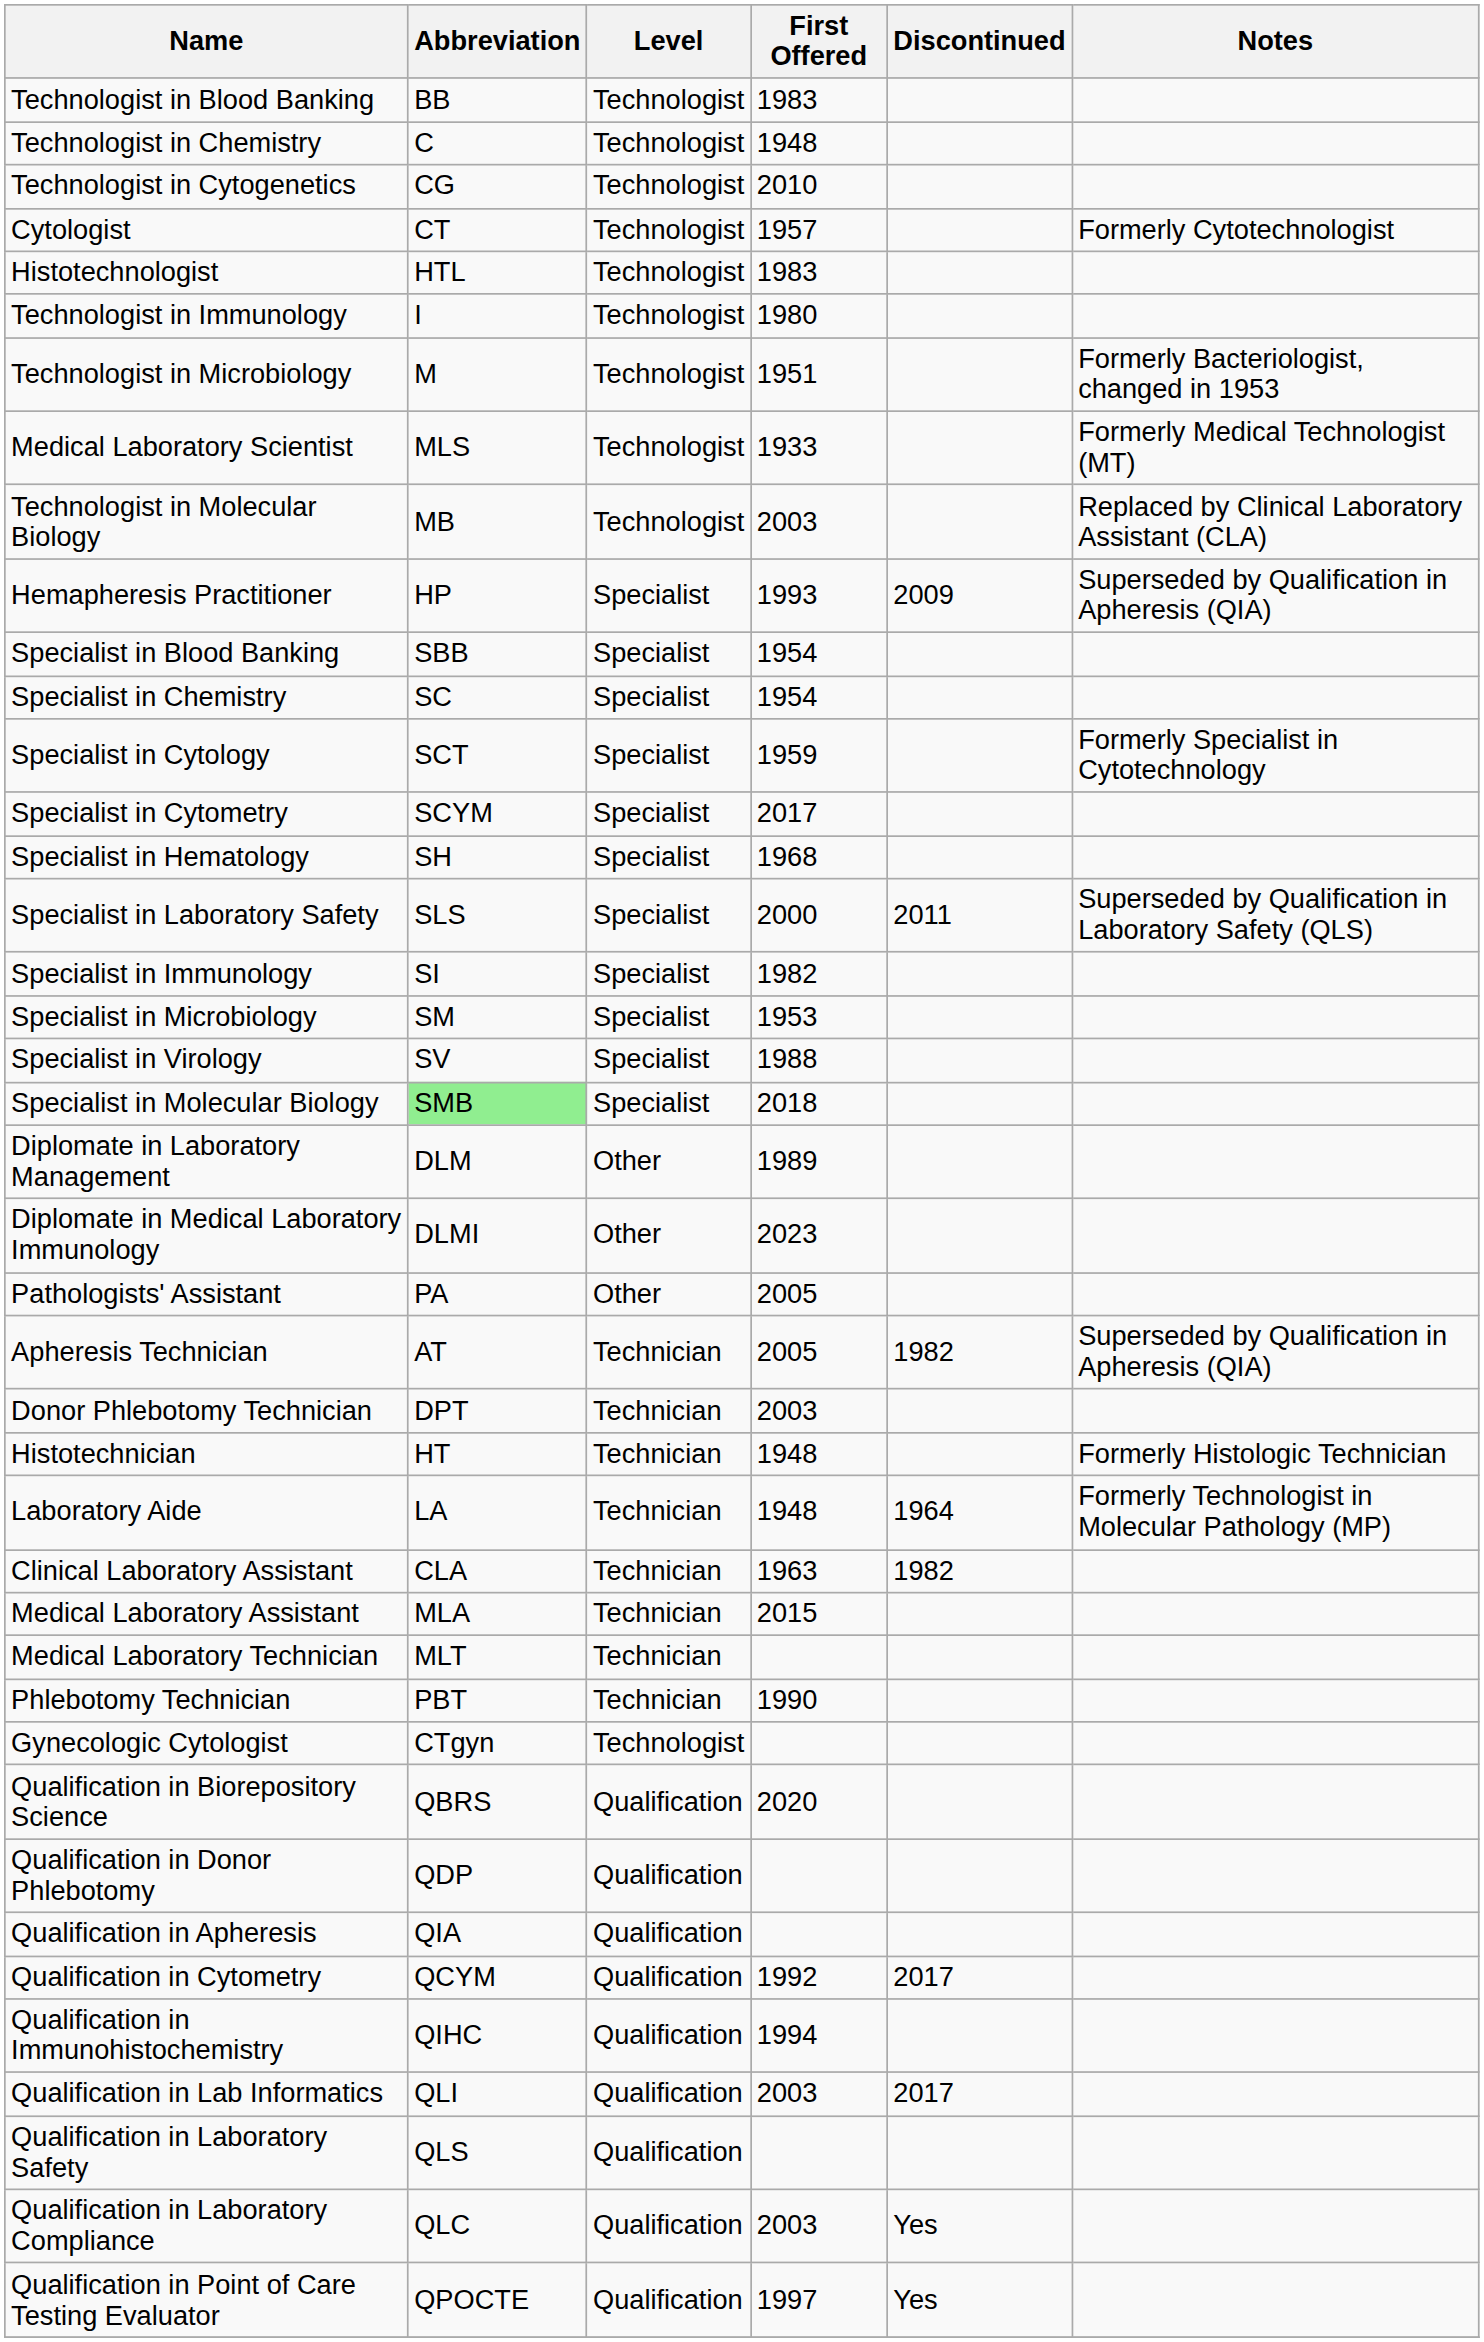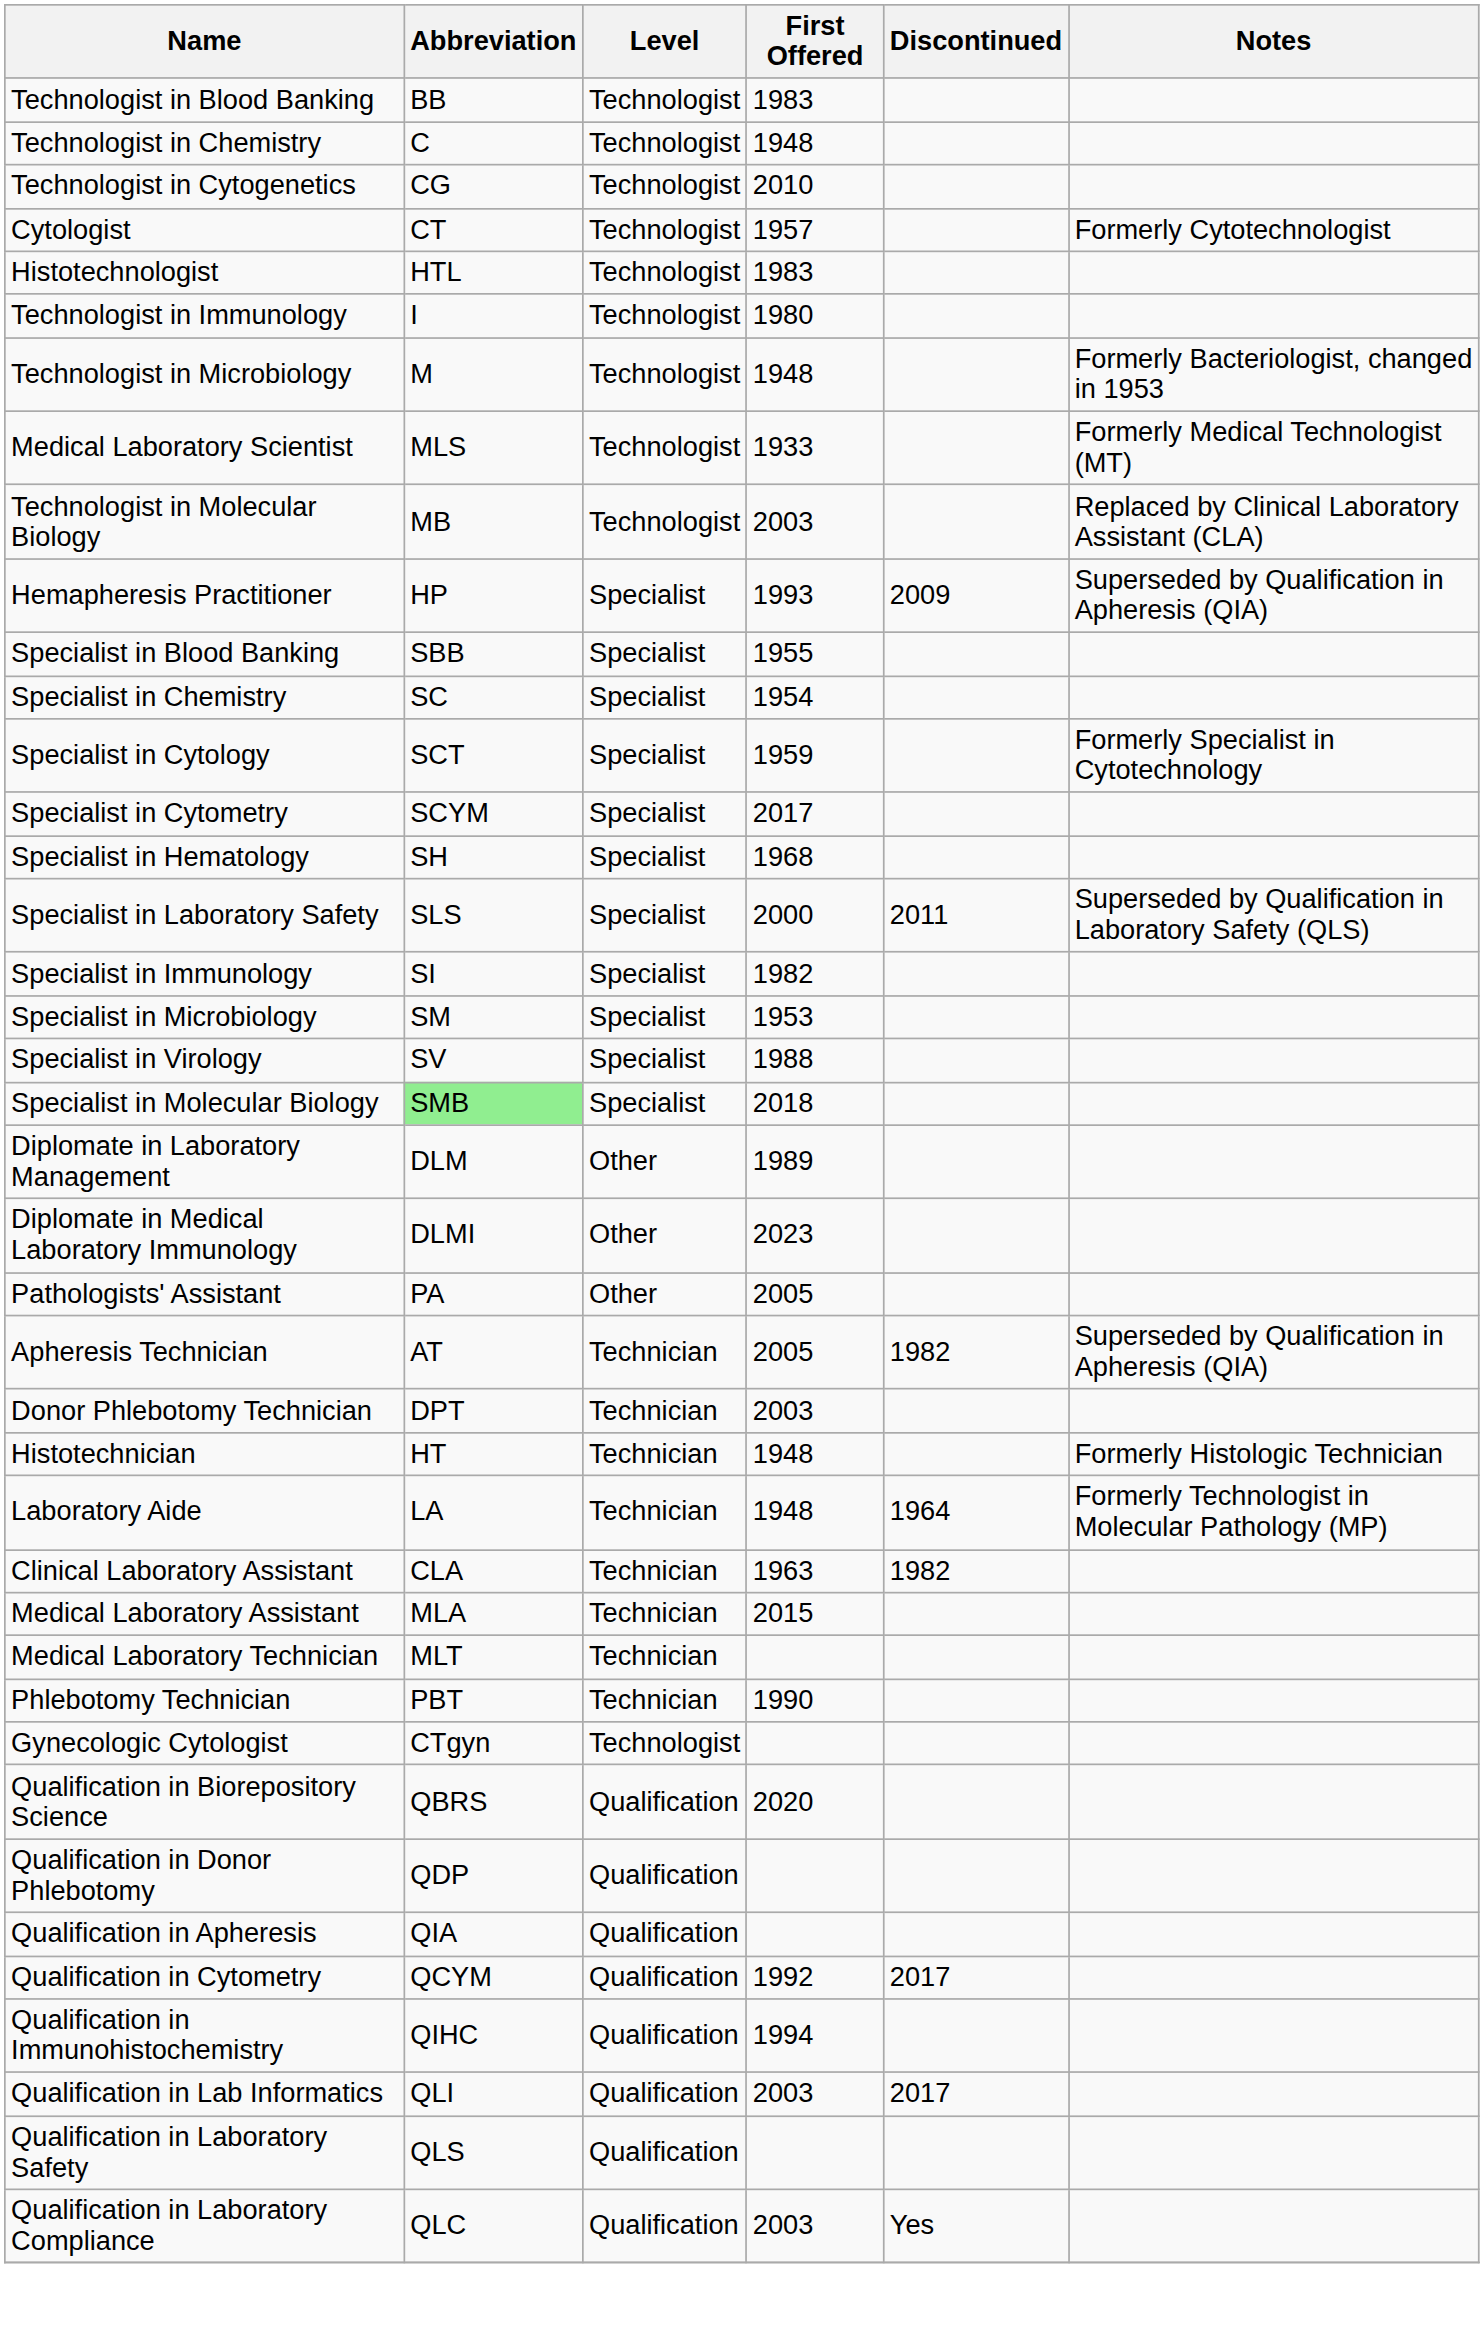(787, 373) 1951 -> (783, 373) 1948
(787, 653) 1954 -> (783, 653) 1955
- row: (183, 2299)
